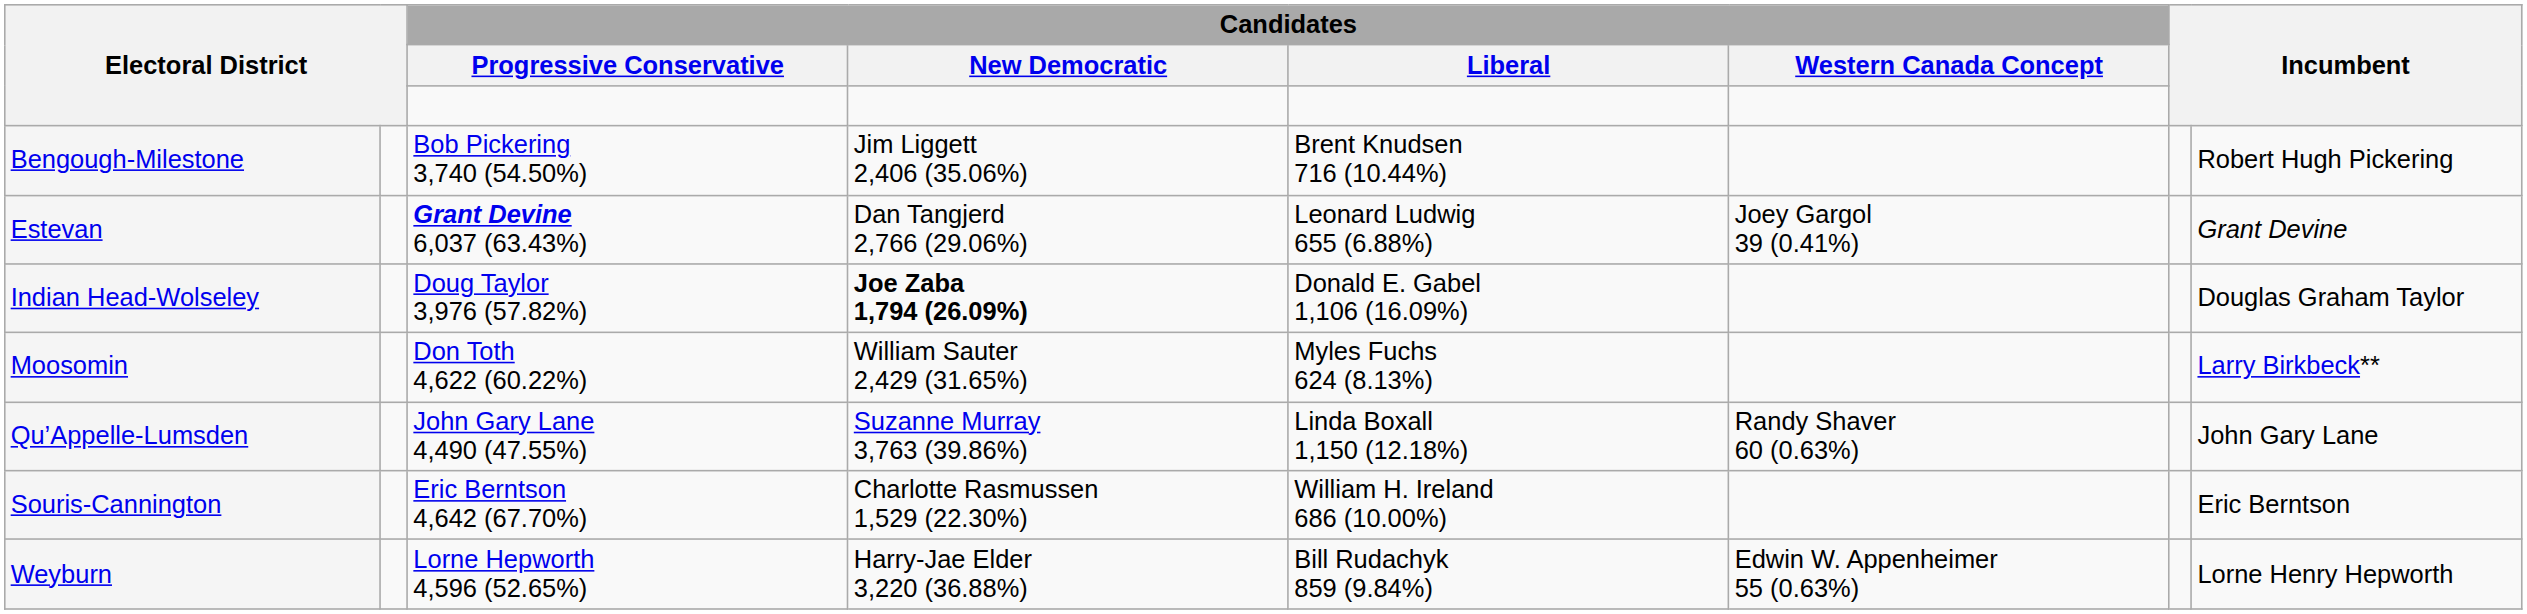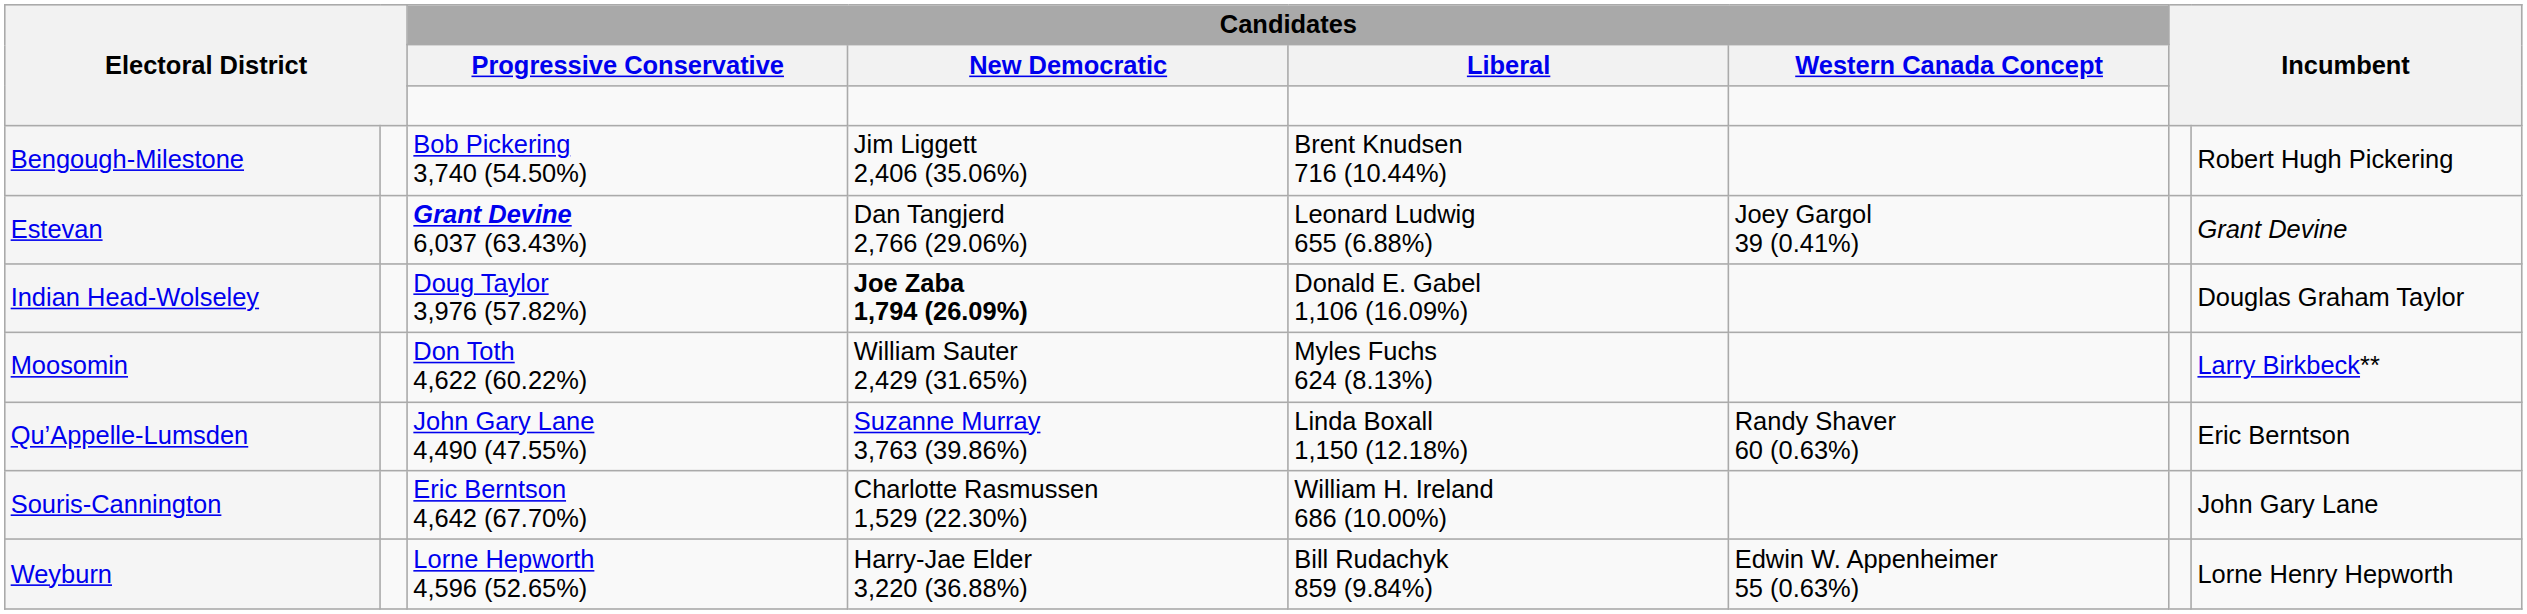(2288, 435) John Gary Lane -> (2274, 435) Eric Berntson
(2274, 504) Eric Berntson -> (2288, 504) John Gary Lane
